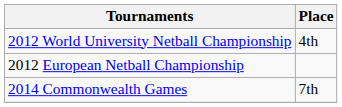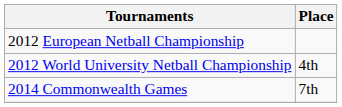rows swapped: (126, 65) <-> (150, 41)
